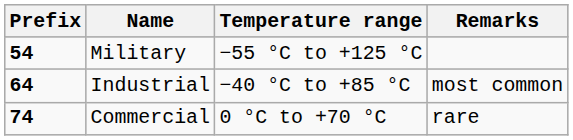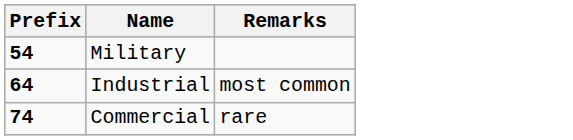- column: (321, 21)
